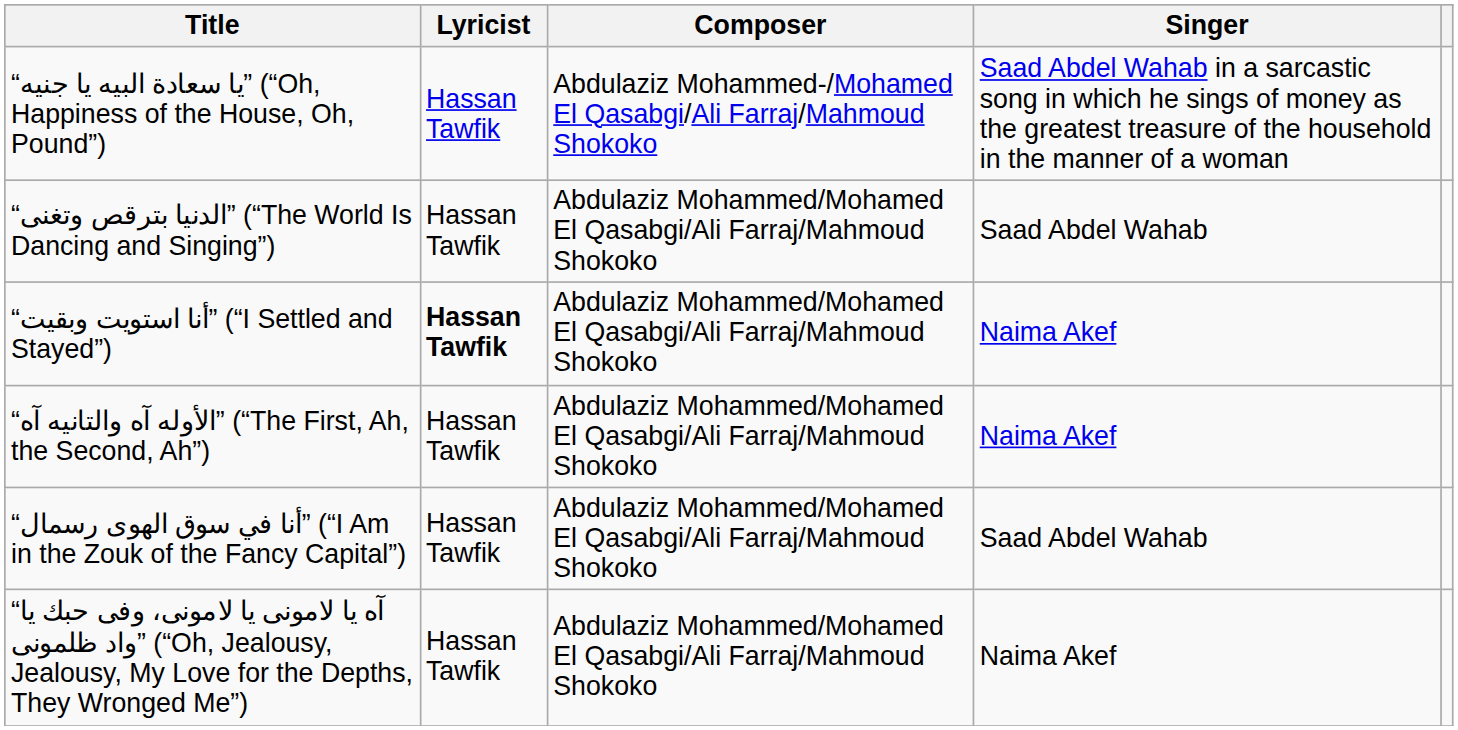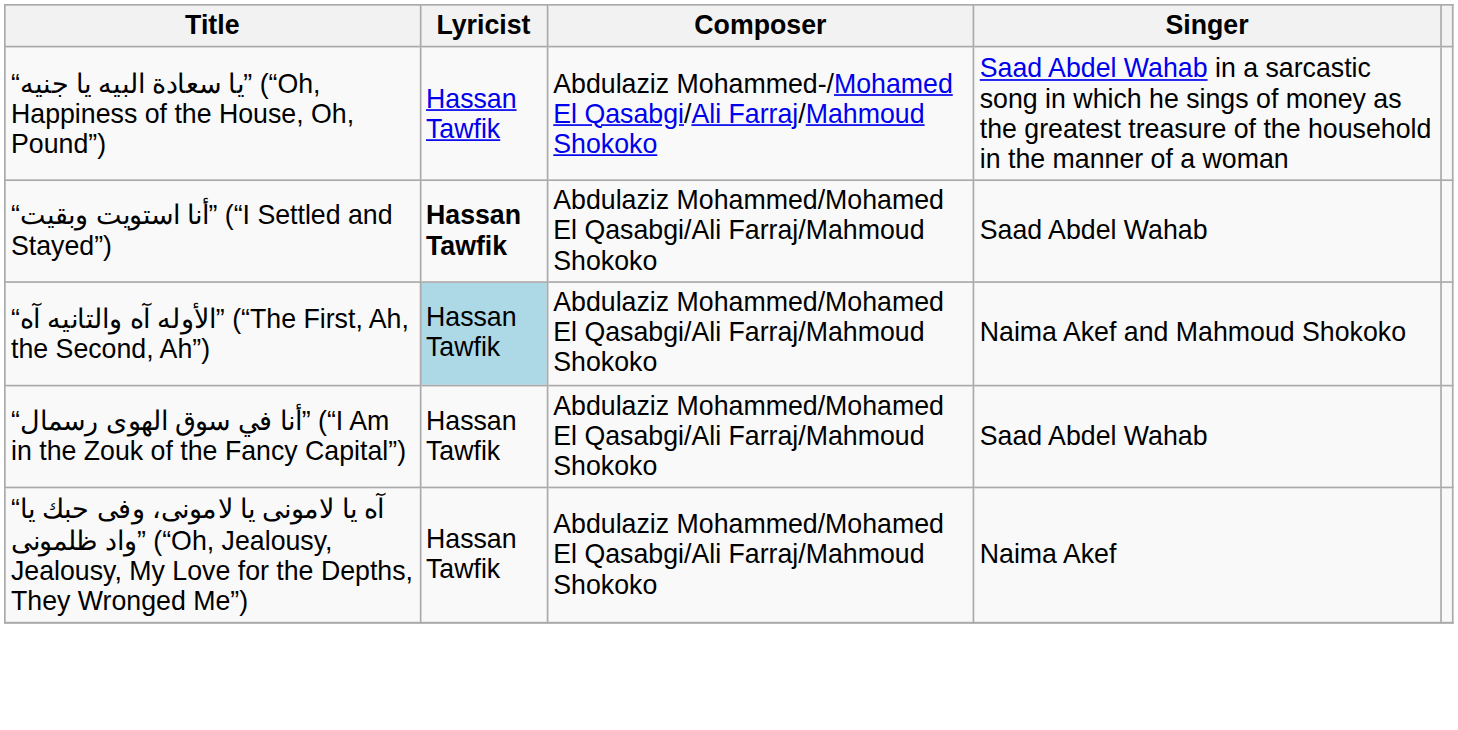- row: (211, 231)
(1048, 333) Naima Akef -> (1094, 230) Saad Abdel Wahab
(471, 435) no background -> (471, 333) lightblue background
(1048, 435) Naima Akef -> (1193, 333) Naima Akef and Mahmoud Shokoko
